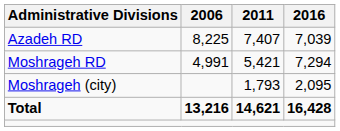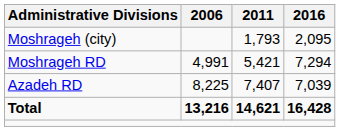rows swapped: (45, 39) <-> (62, 85)
